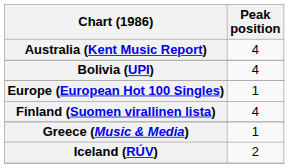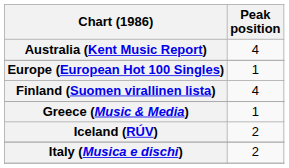- row: (116, 70)
+ row: (116, 152)
